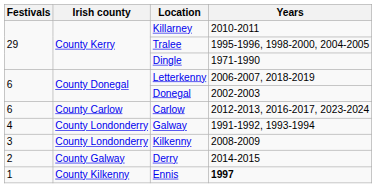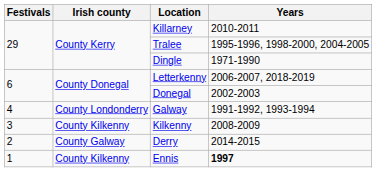- row: (169, 110)
(102, 142) County Londonderry -> (92, 126) County Kilkenny
